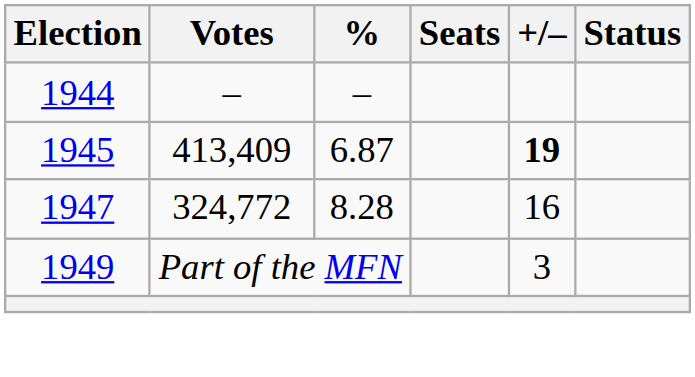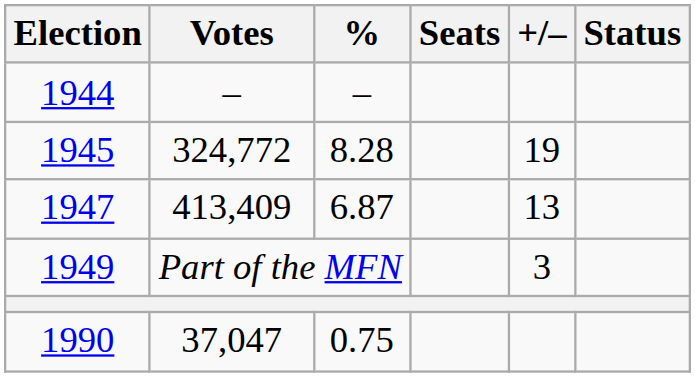(232, 149) 413,409 -> (232, 149) 324,772
(362, 149) 6.87 -> (362, 149) 8.28
(542, 149) bold -> (542, 149) normal
(232, 207) 324,772 -> (232, 207) 413,409
(362, 207) 8.28 -> (362, 207) 6.87
(542, 207) 16 -> (542, 207) 13
+ row: (78, 340)
